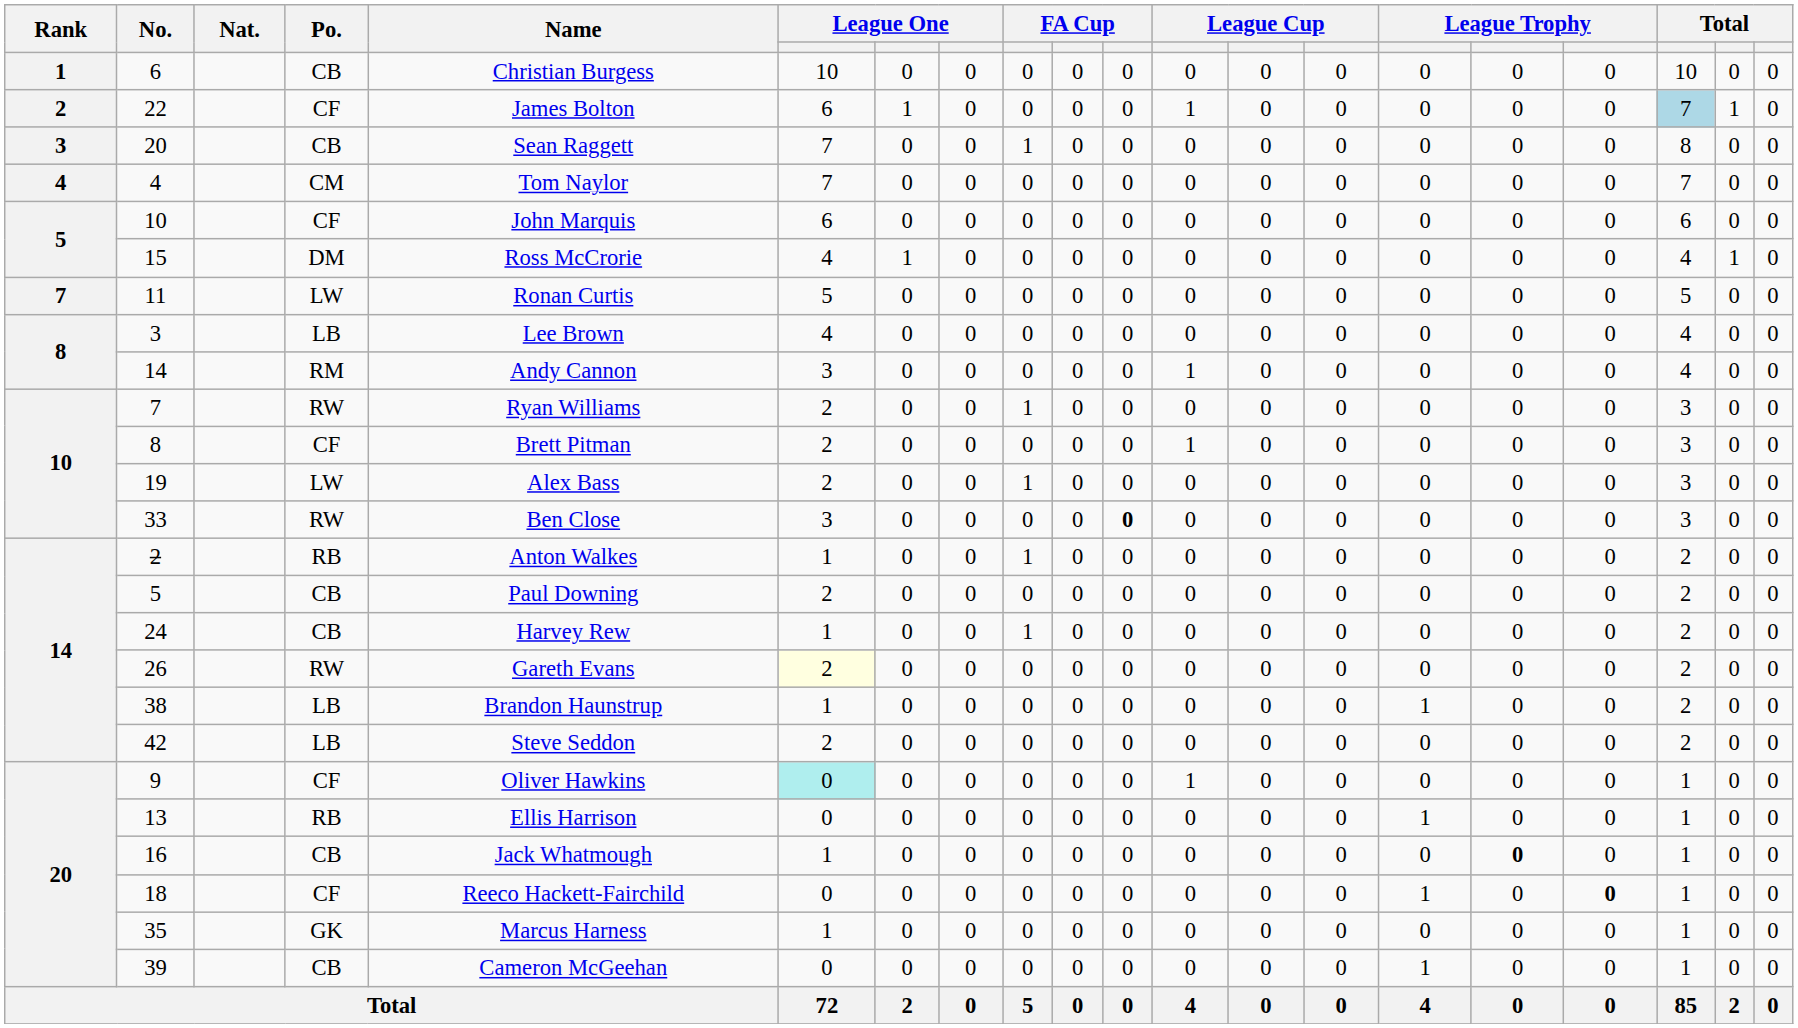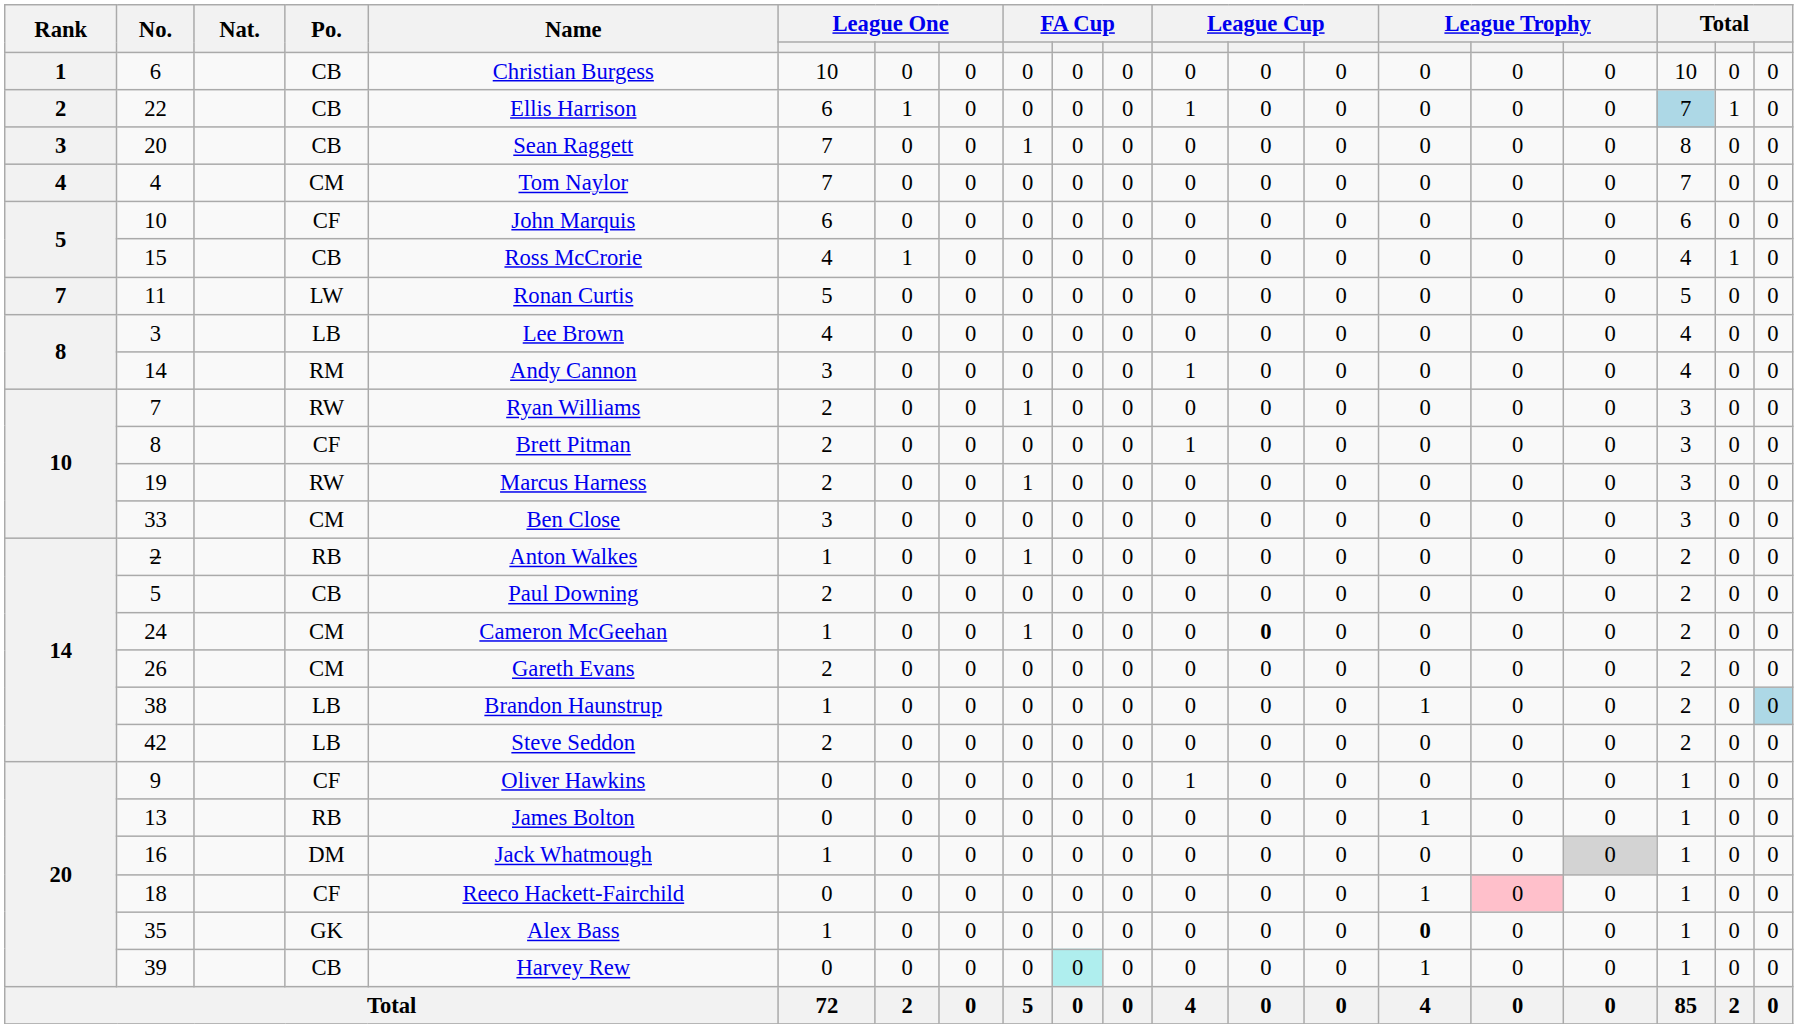(327, 108) CF -> (327, 108) CB
(573, 108) James Bolton -> (573, 108) Ellis Harrison
(327, 257) DM -> (327, 257) CB
(327, 481) LW -> (327, 481) RW
(573, 481) Alex Bass -> (573, 481) Marcus Harness
(327, 519) RW -> (327, 519) CM
(1128, 519) bold -> (1128, 519) normal
(327, 631) CB -> (327, 631) CM
(573, 631) Harvey Rew -> (573, 631) Cameron McGeehan
(1266, 631) normal -> (1266, 631) bold
(327, 668) RW -> (327, 668) CM
(827, 668) lightyellow background -> (827, 668) no background
(1773, 706) no background -> (1773, 706) lightblue background
(827, 780) paleturquoise background -> (827, 780) no background
(573, 818) Ellis Harrison -> (573, 818) James Bolton
(327, 855) CB -> (327, 855) DM
(1518, 855) bold -> (1518, 855) normal
(1610, 855) no background -> (1610, 855) lightgrey background
(1518, 892) no background -> (1518, 892) pink background
(1610, 892) bold -> (1610, 892) normal
(573, 930) Marcus Harness -> (573, 930) Alex Bass
(1425, 930) normal -> (1425, 930) bold
(573, 967) Cameron McGeehan -> (573, 967) Harvey Rew
(1078, 967) no background -> (1078, 967) paleturquoise background
